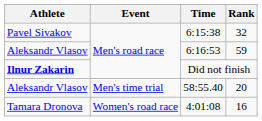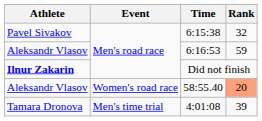(128, 88) Men's time trial -> (135, 88) Women's road race
(241, 88) no background -> (241, 88) lightsalmon background
(135, 106) Women's road race -> (128, 106) Men's time trial
(241, 106) 16 -> (241, 106) 39
